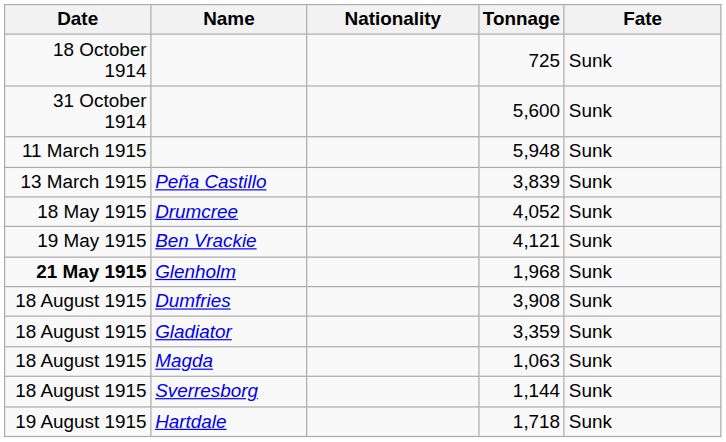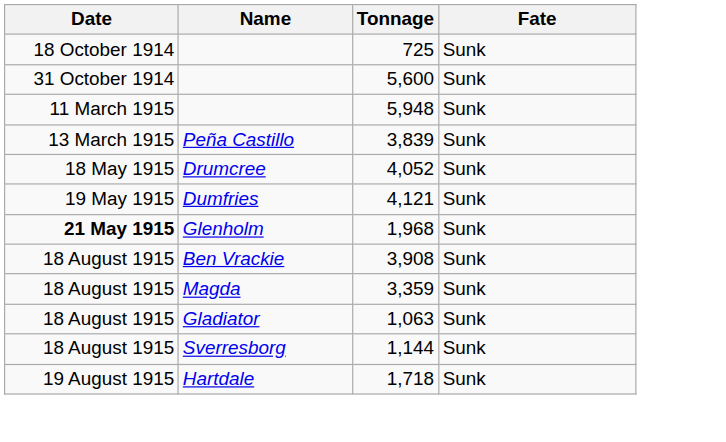- column: (393, 19)
(206, 241) Ben Vrackie -> (221, 199) Dumfries
(193, 301) Dumfries -> (234, 259) Ben Vrackie
(193, 331) Gladiator -> (212, 288) Magda
(184, 361) Magda -> (221, 318) Gladiator
